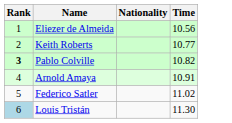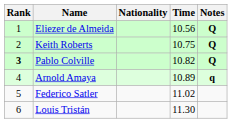+ column: (212, 12)
(184, 45) 10.77 -> (184, 45) 10.75
(184, 77) 10.91 -> (184, 77) 10.89
(19, 110) lightblue background -> (19, 110) no background
